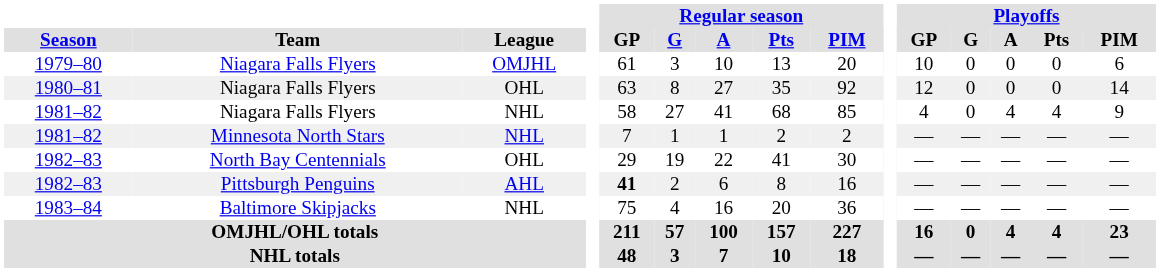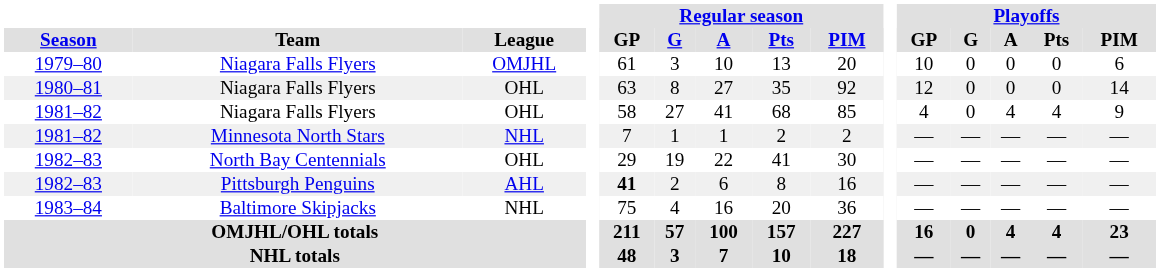(524, 111) NHL -> (524, 111) OHL
